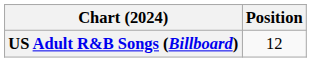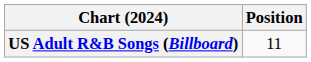(274, 43) 12 -> (274, 43) 11
